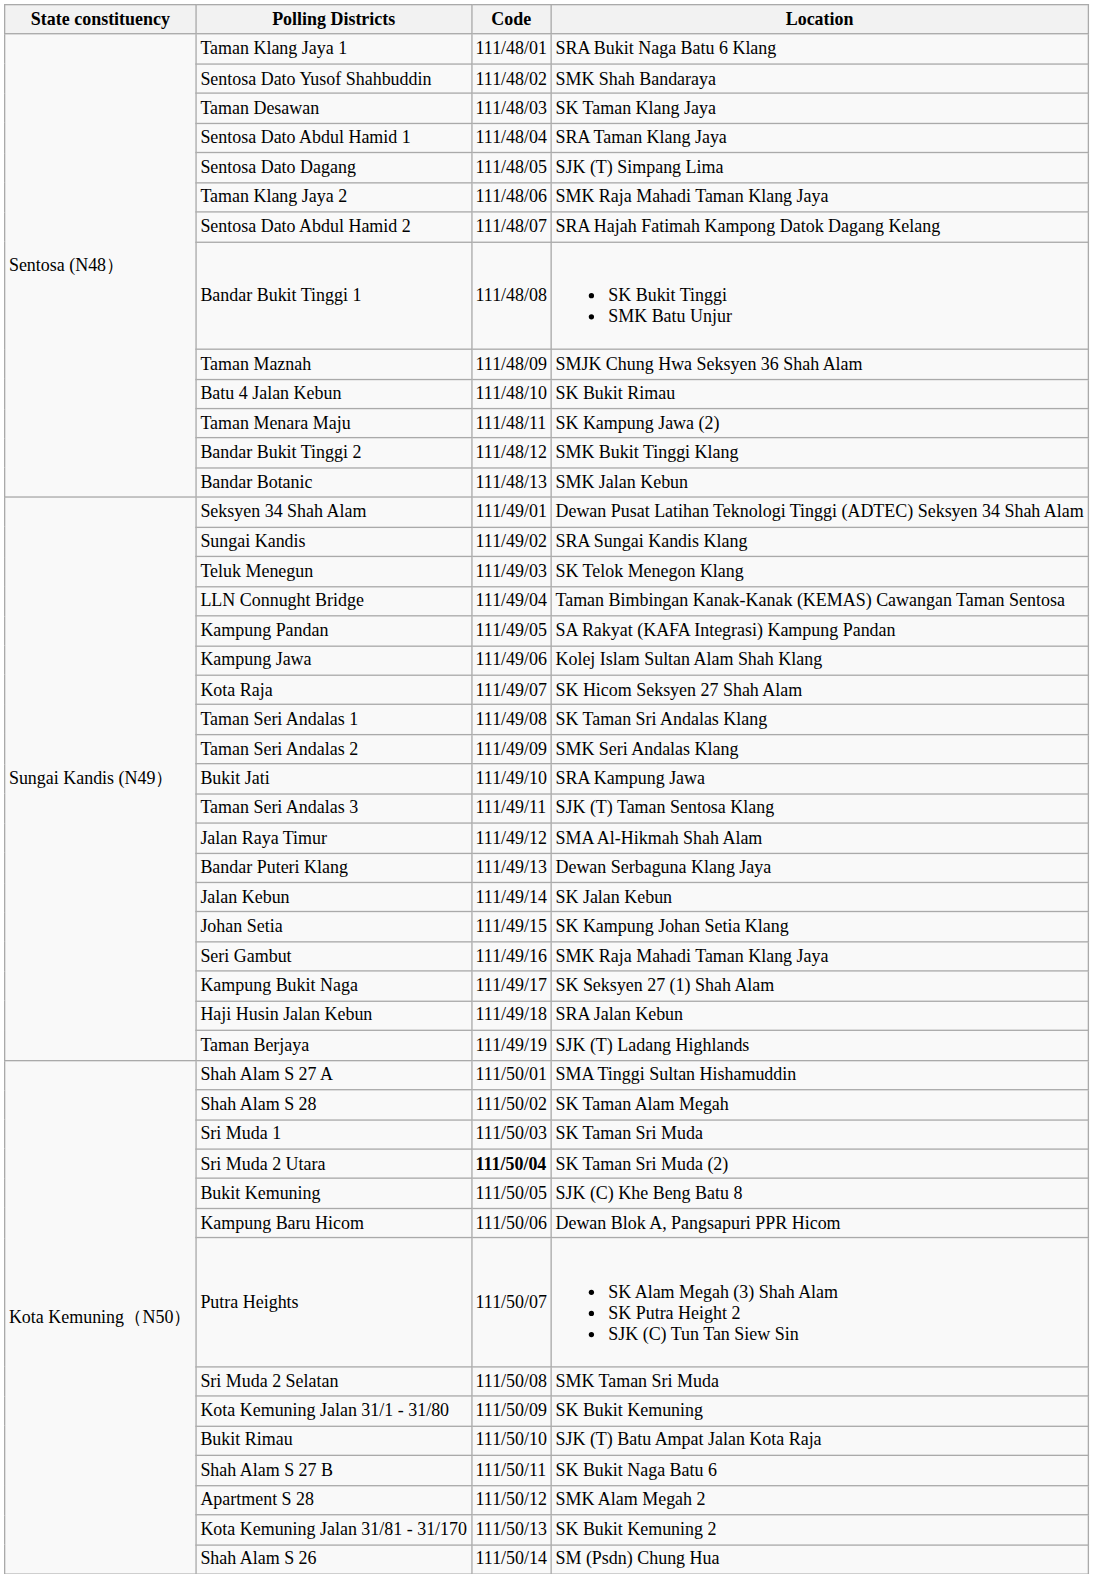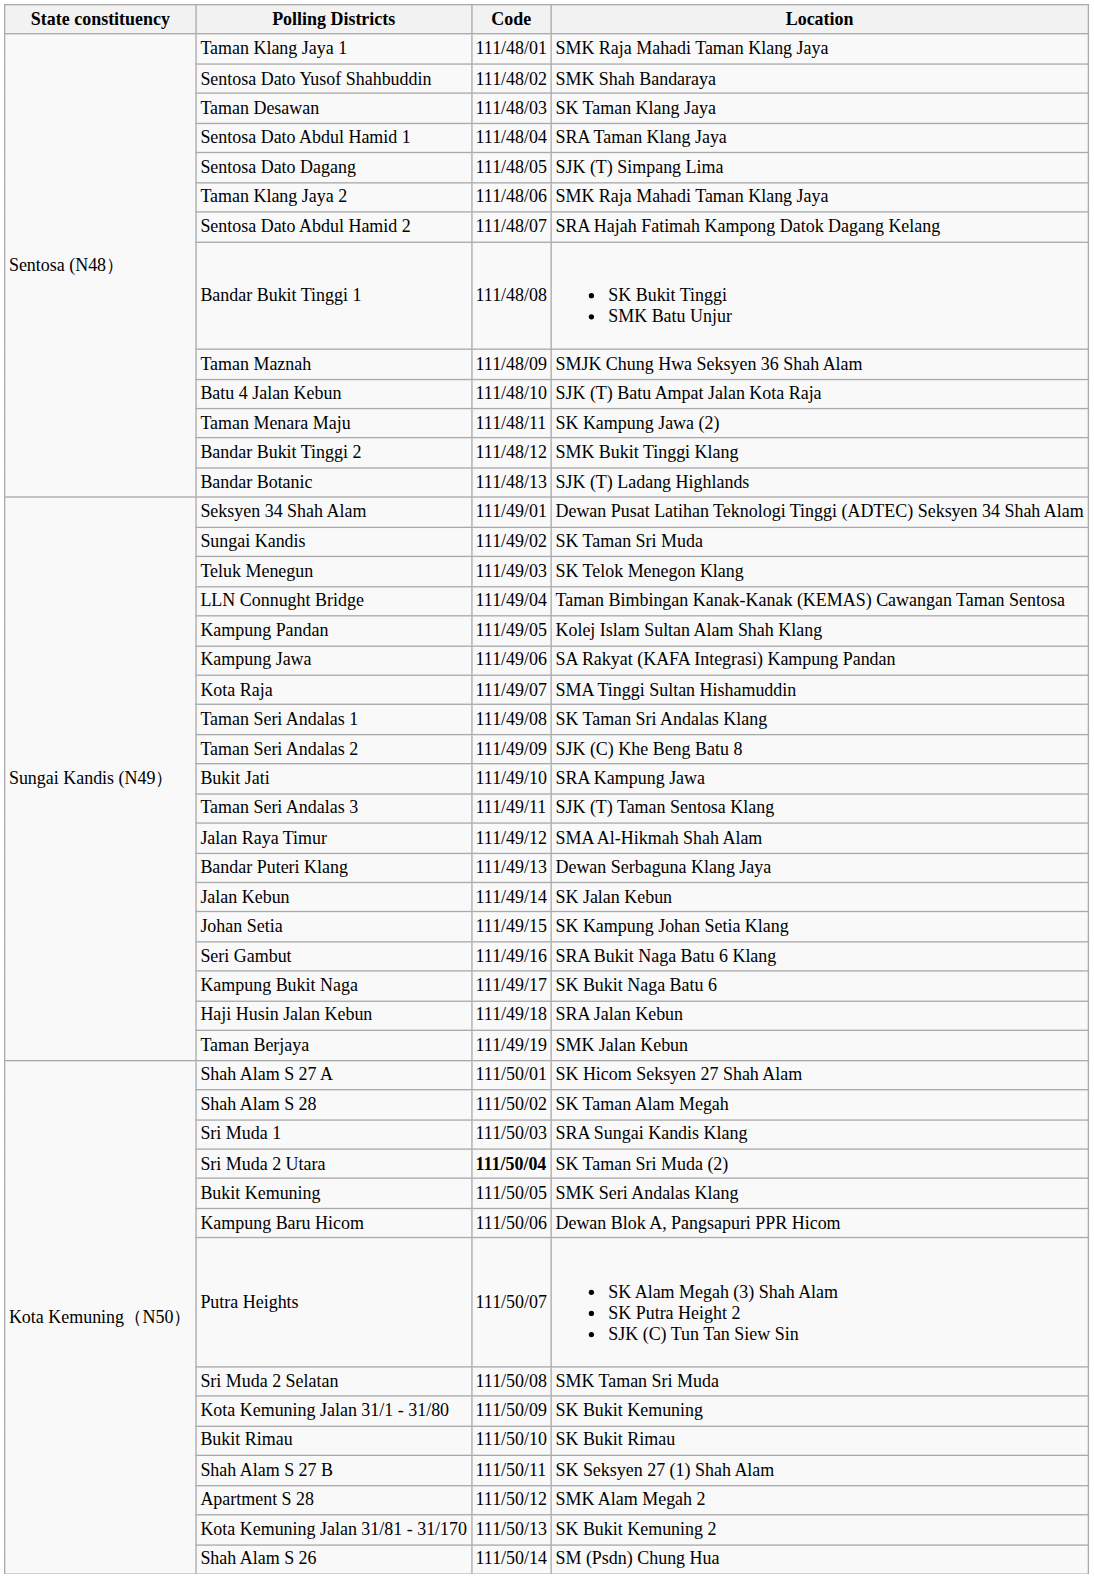(666, 48) SRA Bukit Naga Batu 6 Klang -> (692, 48) SMK Raja Mahadi Taman Klang Jaya
(615, 393) SK Bukit Rimau -> (689, 393) SJK (T) Batu Ampat Jalan Kota Raja
(622, 482) SMK Jalan Kebun -> (652, 482) SJK (T) Ladang Highlands
(651, 541) SRA Sungai Kandis Klang -> (629, 541) SK Taman Sri Muda
(726, 630) SA Rakyat (KAFA Integrasi) Kampung Pandan -> (689, 630) Kolej Islam Sultan Alam Shah Klang
(689, 659) Kolej Islam Sultan Alam Shah Klang -> (726, 659) SA Rakyat (KAFA Integrasi) Kampung Pandan
(679, 689) SK Hicom Seksyen 27 Shah Alam -> (676, 689) SMA Tinggi Sultan Hishamuddin
(647, 748) SMK Seri Andalas Klang -> (649, 748) SJK (C) Khe Beng Batu 8
(692, 955) SMK Raja Mahadi Taman Klang Jaya -> (666, 955) SRA Bukit Naga Batu 6 Klang
(665, 985) SK Seksyen 27 (1) Shah Alam -> (636, 985) SK Bukit Naga Batu 6
(652, 1044) SJK (T) Ladang Highlands -> (622, 1044) SMK Jalan Kebun
(676, 1074) SMA Tinggi Sultan Hishamuddin -> (679, 1074) SK Hicom Seksyen 27 Shah Alam
(629, 1133) SK Taman Sri Muda -> (651, 1133) SRA Sungai Kandis Klang
(649, 1192) SJK (C) Khe Beng Batu 8 -> (647, 1192) SMK Seri Andalas Klang
(689, 1440) SJK (T) Batu Ampat Jalan Kota Raja -> (615, 1440) SK Bukit Rimau
(636, 1469) SK Bukit Naga Batu 6 -> (665, 1469) SK Seksyen 27 (1) Shah Alam
